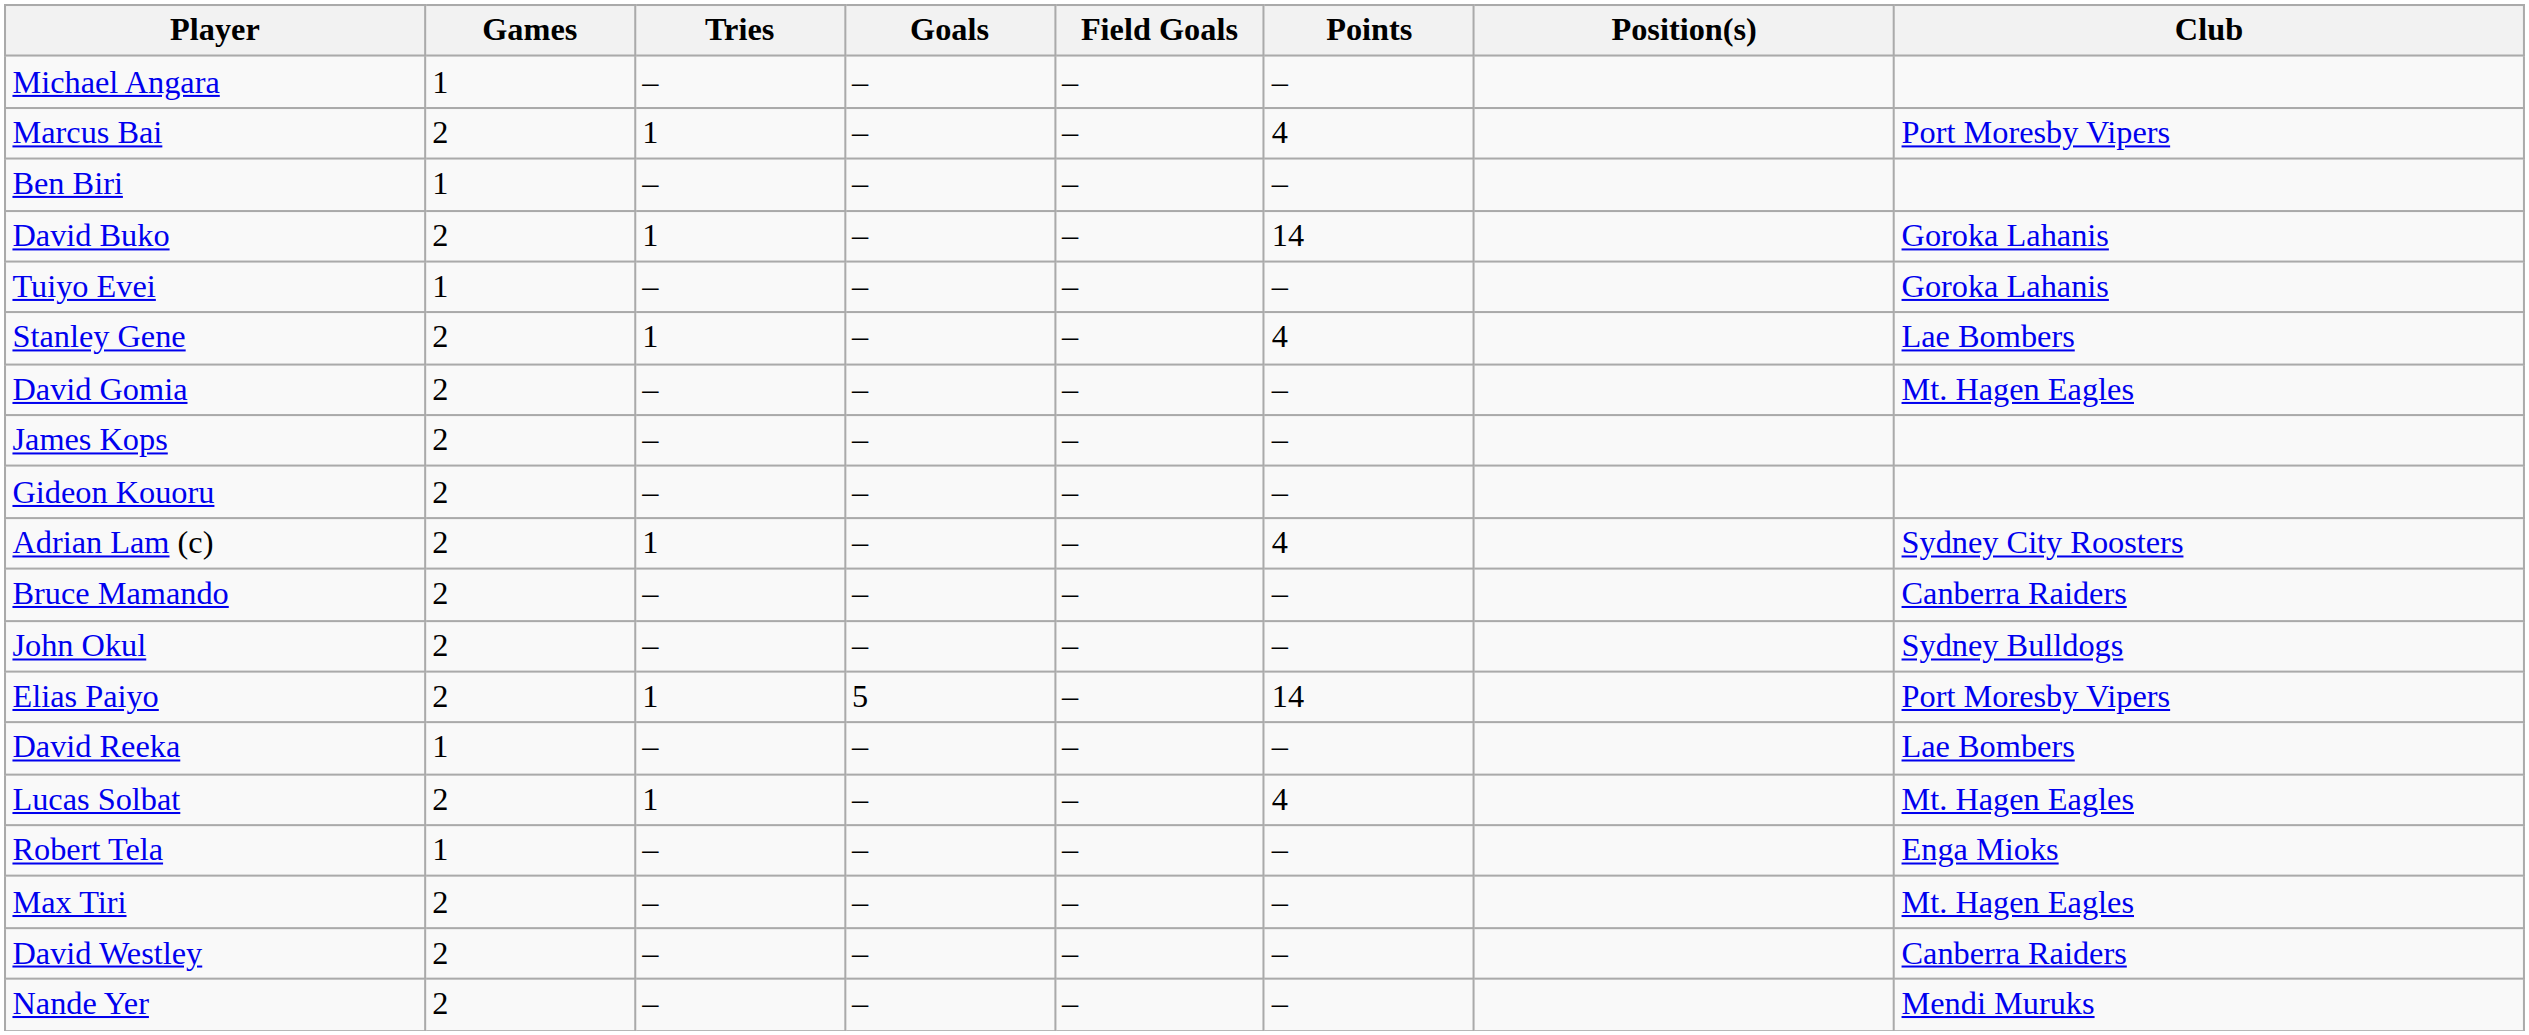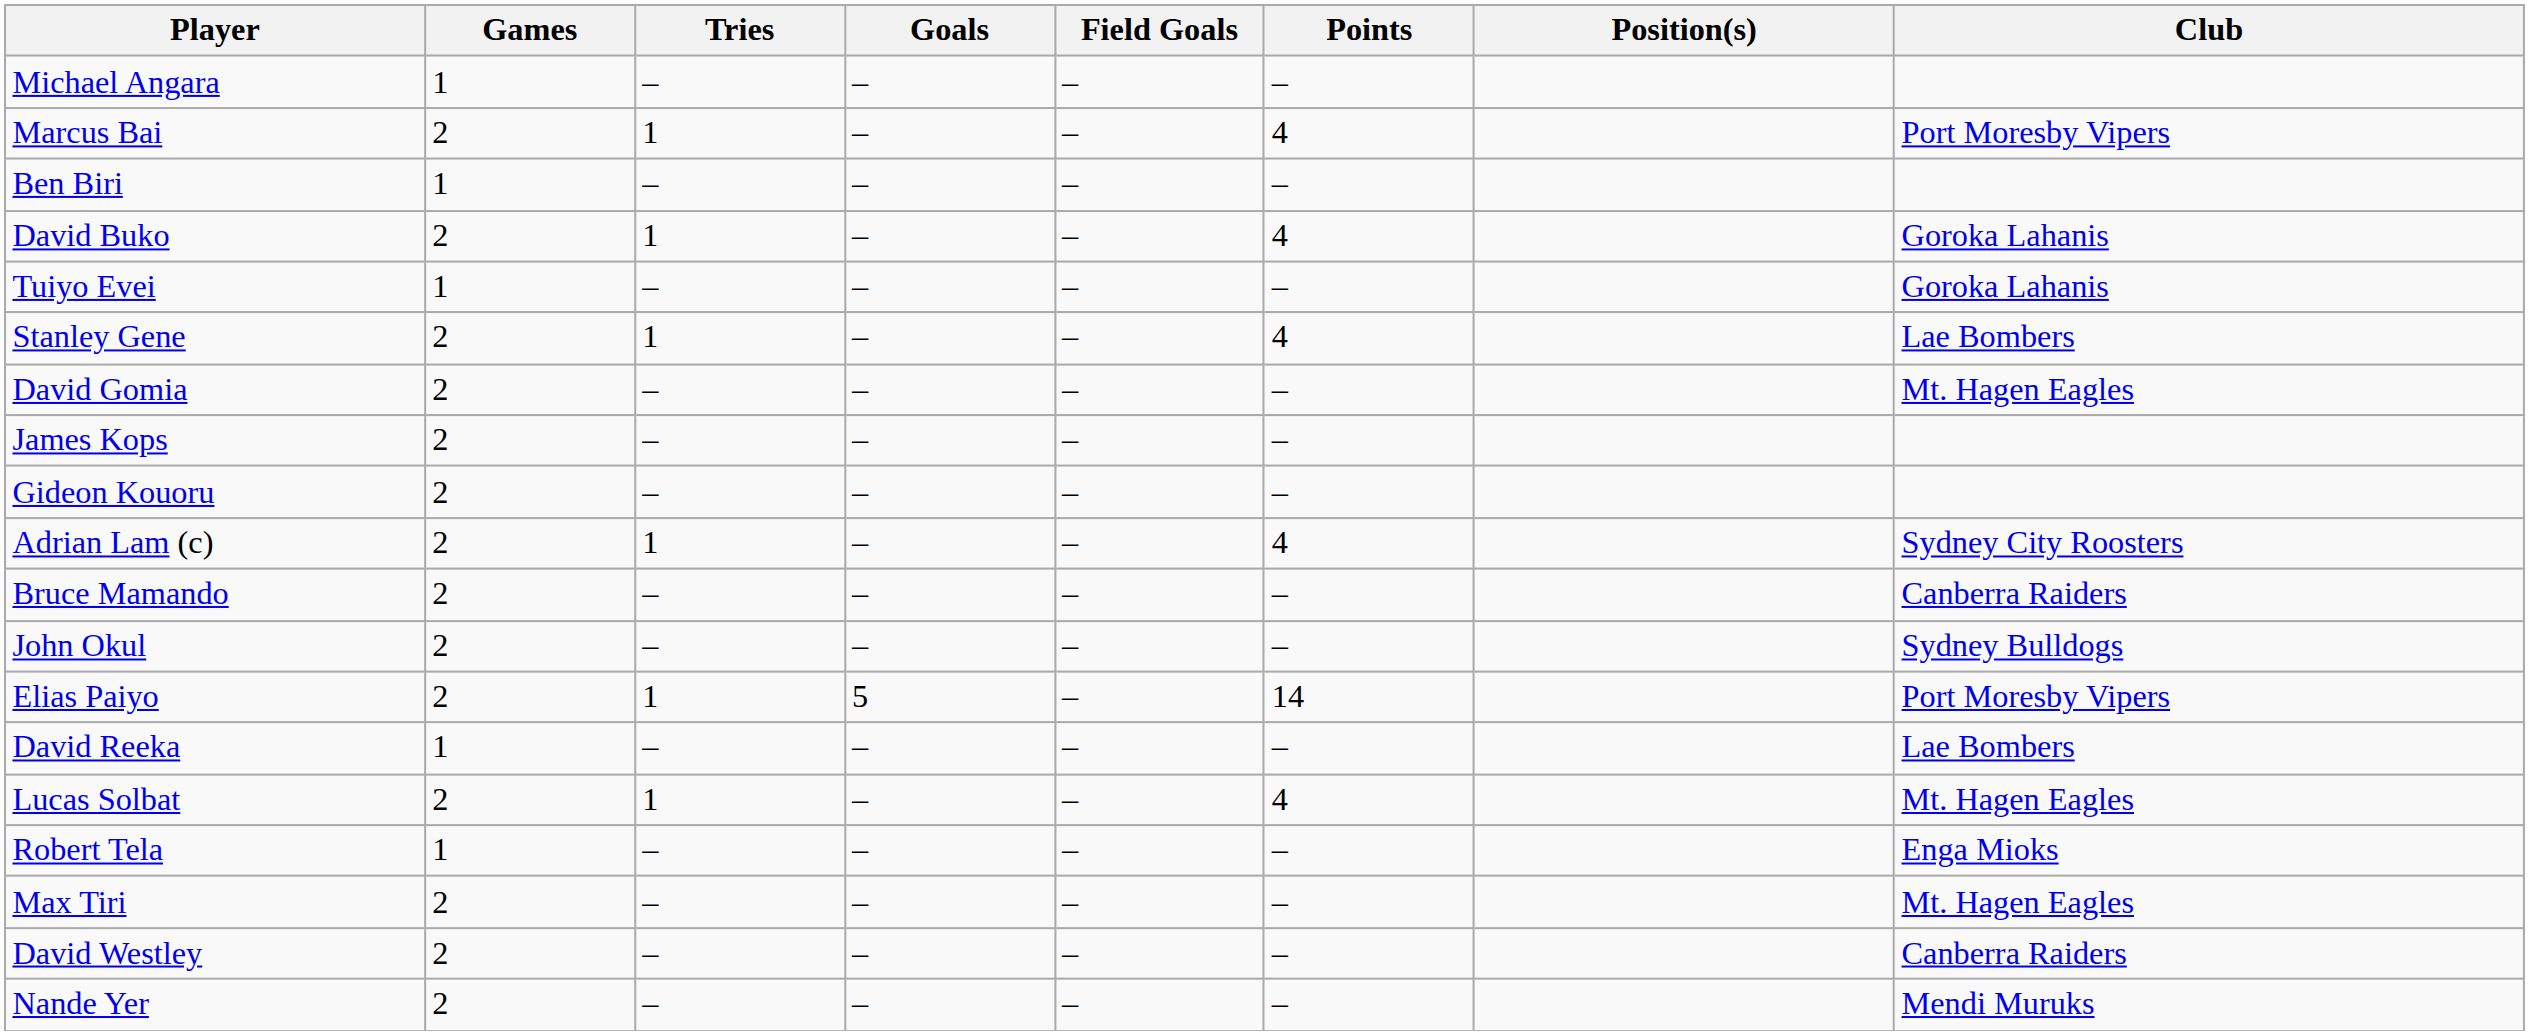(1288, 235) 14 -> (1280, 235) 4
